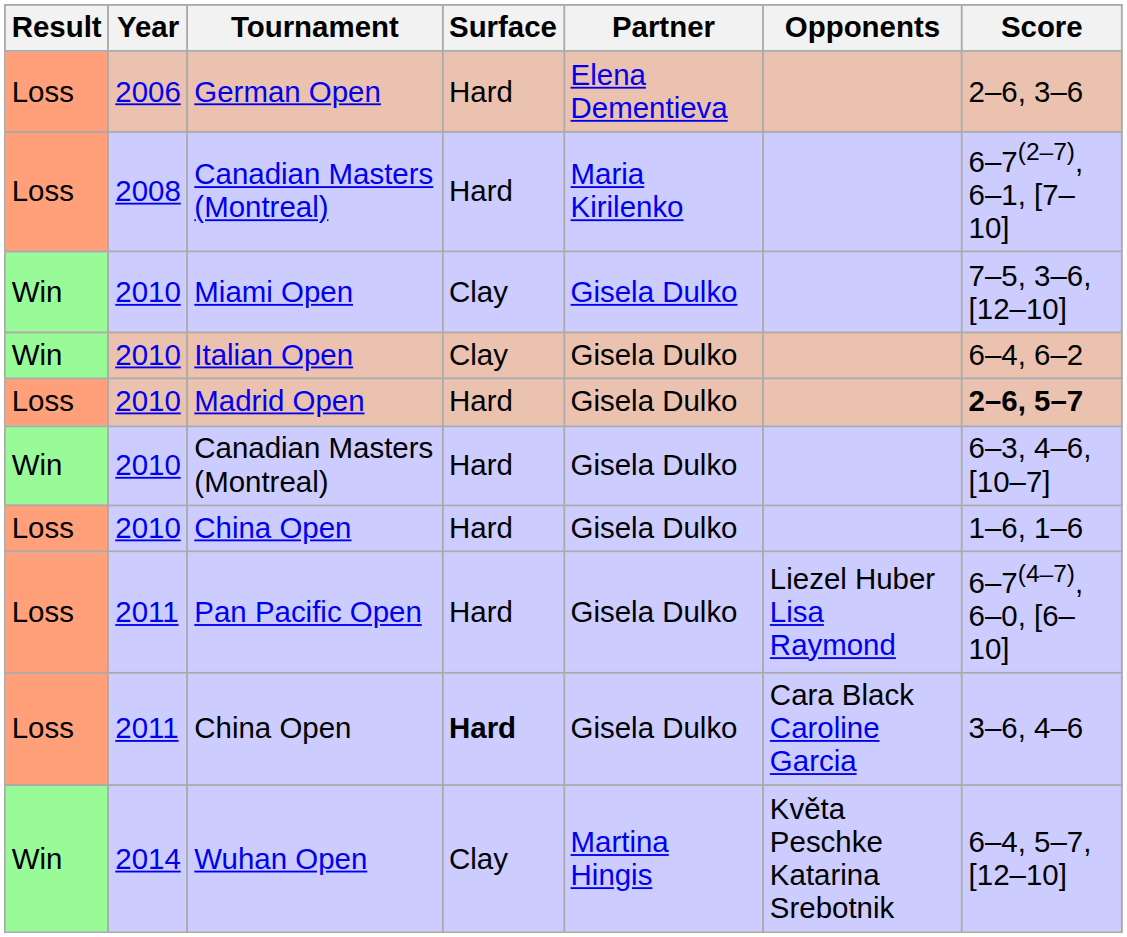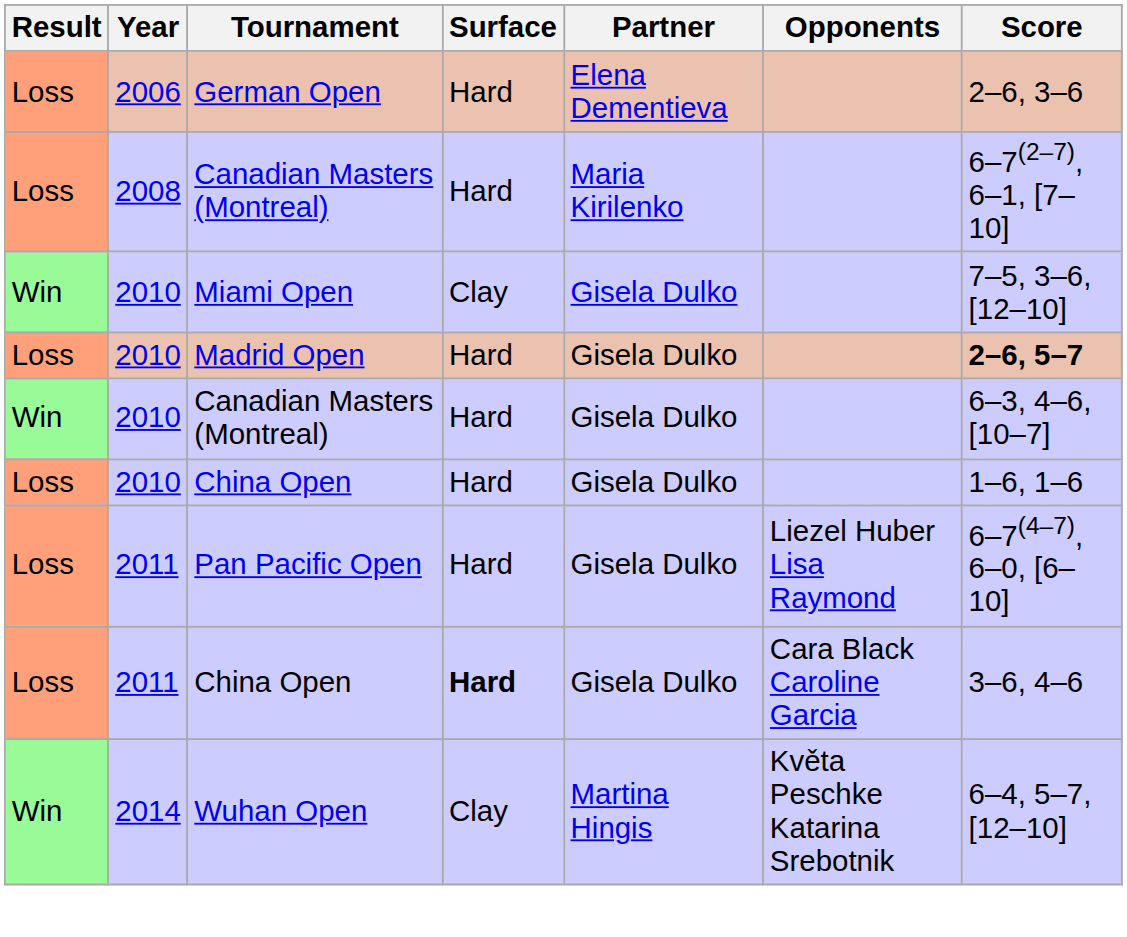- row: (148, 355)
